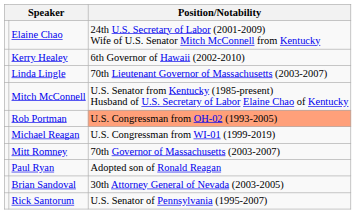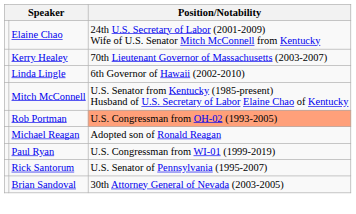(168, 57) 6th Governor of Hawaii (2002-2010) -> (209, 57) 70th Lieutenant Governor of Massachusetts (2003-2007)
(209, 73) 70th Lieutenant Governor of Massachusetts (2003-2007) -> (168, 73) 6th Governor of Hawaii (2002-2010)
(183, 135) U.S. Congressman from WI-01 (1999-2019) -> (156, 135) Adopted son of Ronald Reagan
- row: (39, 151)
(156, 168) Adopted son of Ronald Reagan -> (183, 151) U.S. Congressman from WI-01 (1999-2019)
rows swapped: (44, 184) <-> (43, 201)
